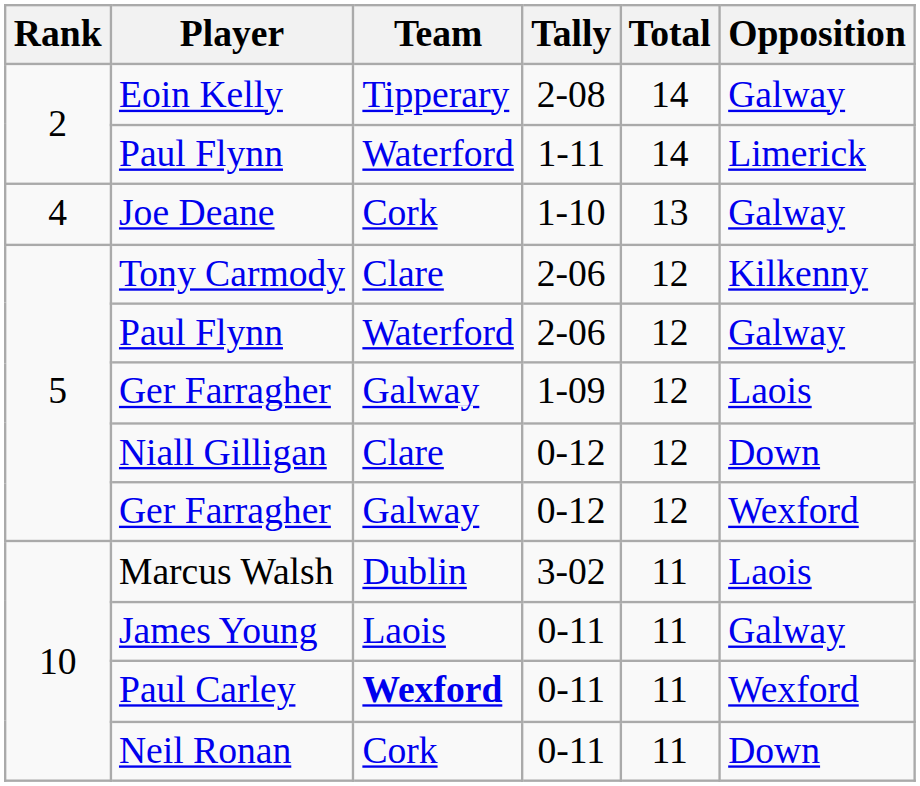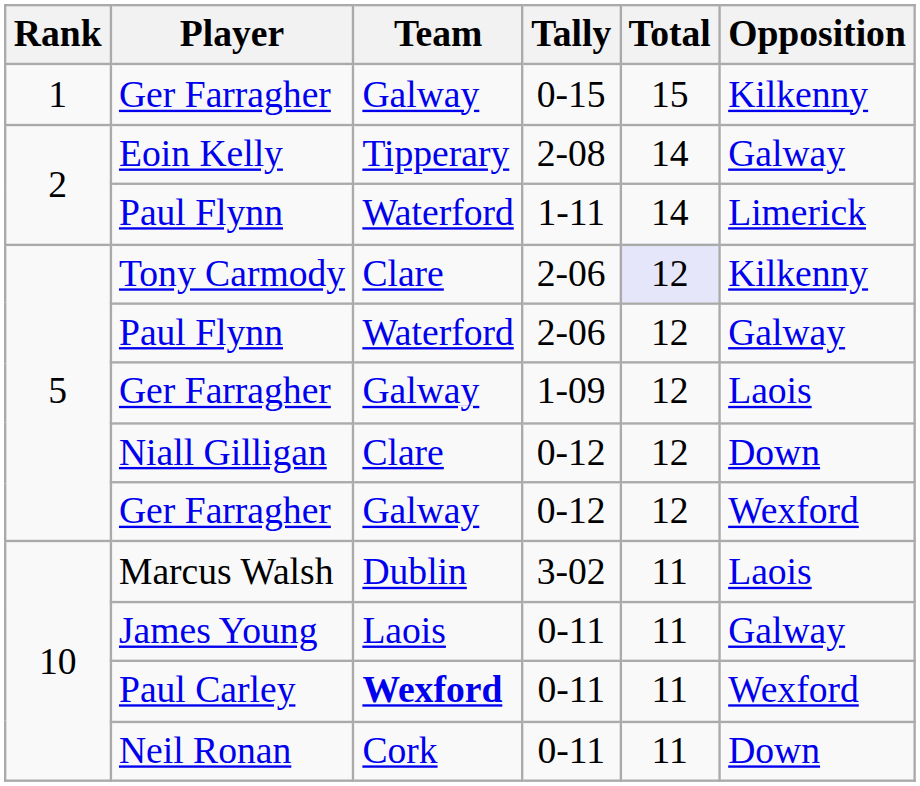+ row: (225, 93)
- row: (197, 213)
(670, 272) no background -> (670, 272) lavender background
